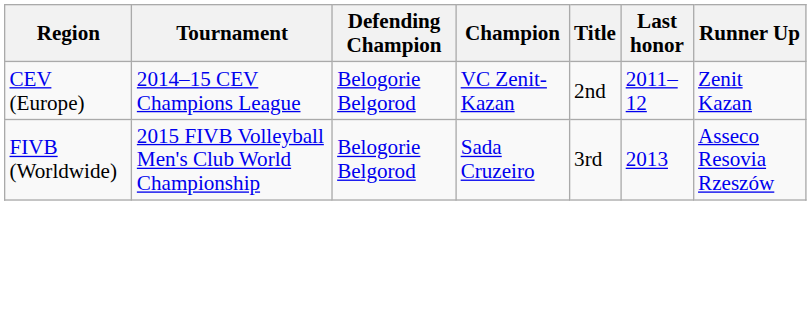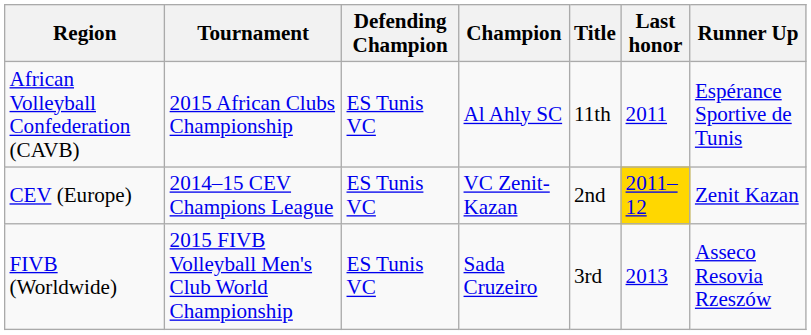+ row: (70, 114)
(379, 90) Belogorie Belgorod -> (385, 195) ES Tunis VC
(652, 90) no background -> (652, 195) gold background
(379, 159) Belogorie Belgorod -> (385, 276) ES Tunis VC
